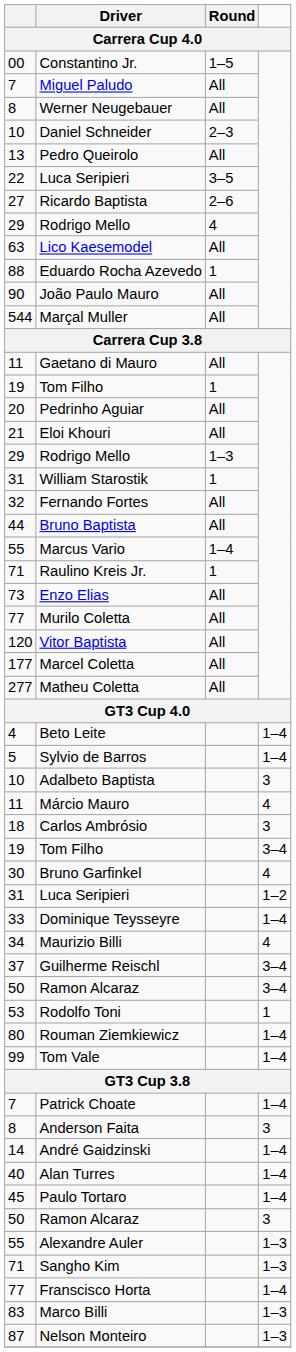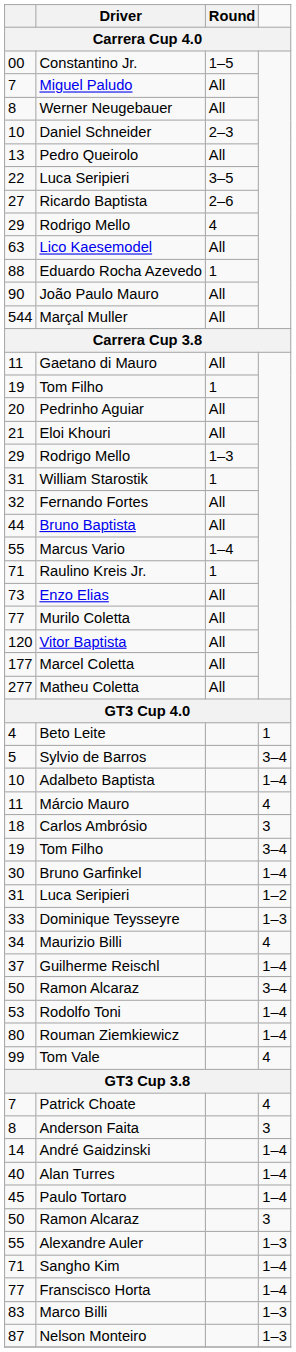(275, 733) 1–4 -> (266, 733) 1
(275, 757) 1–4 -> (275, 757) 3–4
(266, 780) 3 -> (275, 780) 1–4
(266, 872) 4 -> (275, 872) 1–4
(275, 919) 1–4 -> (275, 919) 1–3
(275, 965) 3–4 -> (275, 965) 1–4
(266, 1011) 1 -> (275, 1011) 1–4
(275, 1058) 1–4 -> (266, 1058) 4
(275, 1104) 1–4 -> (266, 1104) 4
(275, 1266) 1–3 -> (275, 1266) 1–4
